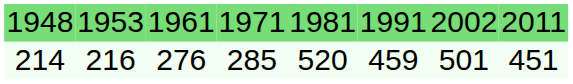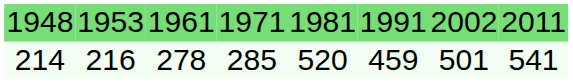(181, 59) 276 -> (181, 59) 278
(534, 59) 451 -> (534, 59) 541
